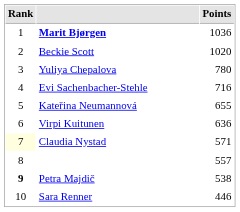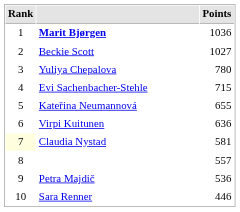(220, 51) 1020 -> (220, 51) 1027
(223, 87) 716 -> (223, 87) 715
(223, 142) 571 -> (223, 142) 581
(21, 178) bold -> (21, 178) normal
(223, 178) 538 -> (223, 178) 536
